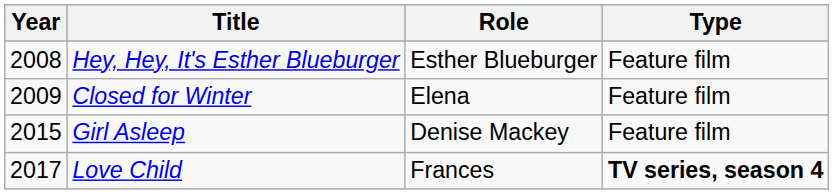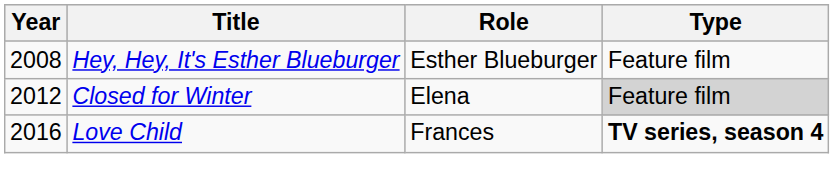(36, 96) 2009 -> (36, 96) 2012
(669, 96) no background -> (669, 96) lightgrey background
- row: (129, 133)
(36, 170) 2017 -> (36, 133) 2016
